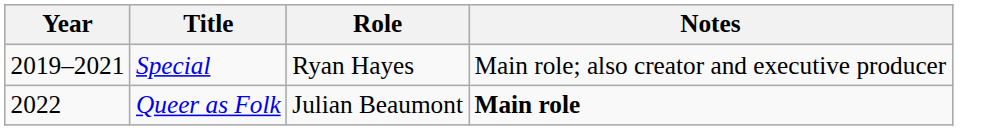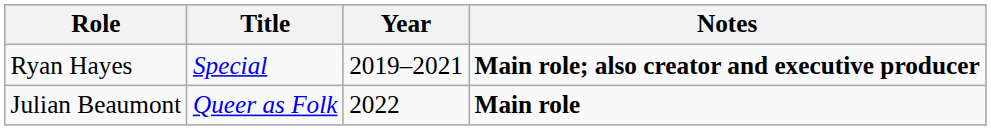columns swapped: (67, 24) <-> (378, 24)
(710, 64) normal -> (727, 64) bold
